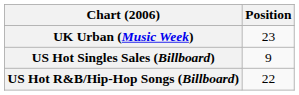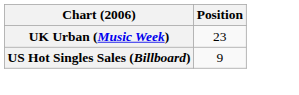- row: (123, 79)
